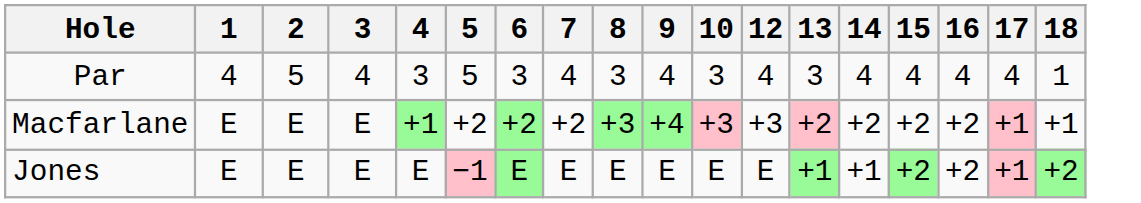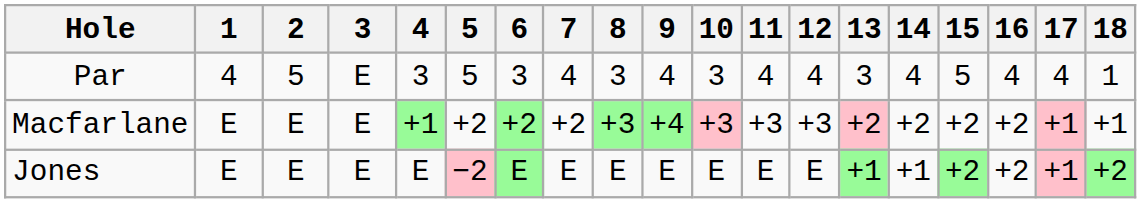+ column: (766, 29)
(363, 77) 4 -> (363, 77) E
(913, 77) 4 -> (963, 77) 5
(470, 173) −1 -> (470, 173) −2
